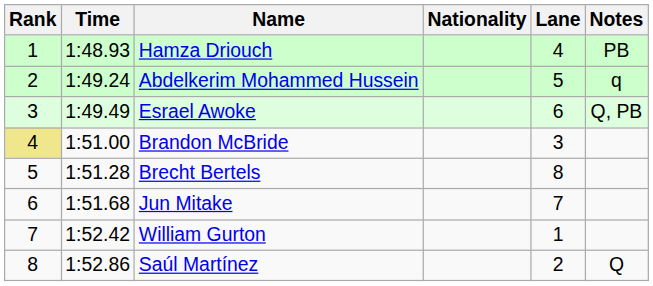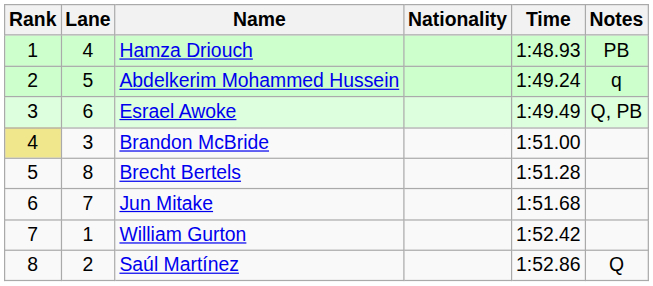columns swapped: (558, 19) <-> (98, 19)
